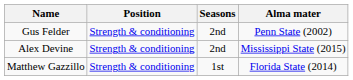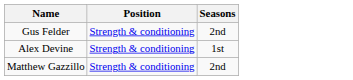- column: (293, 13)
(218, 49) 2nd -> (218, 49) 1st
(218, 67) 1st -> (218, 67) 2nd
